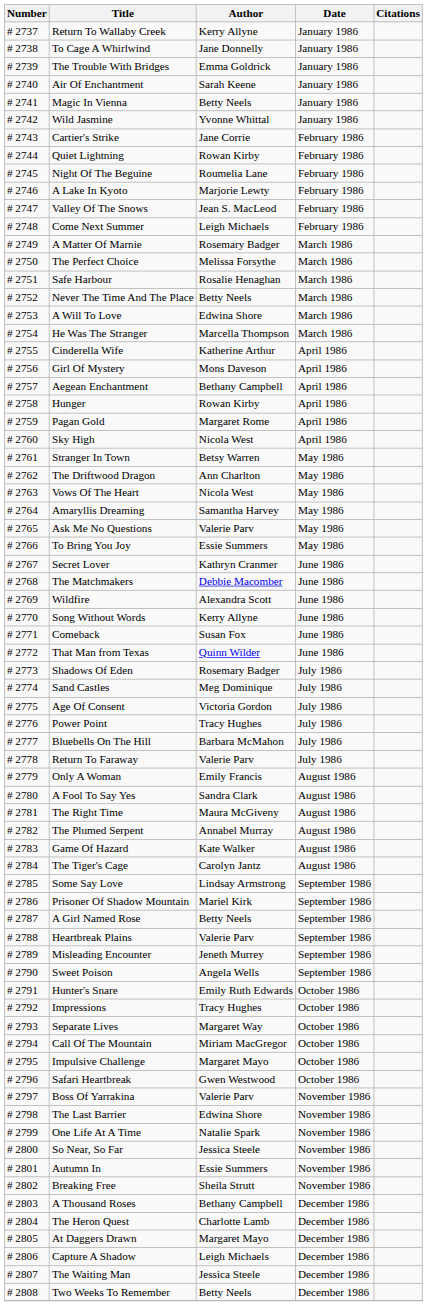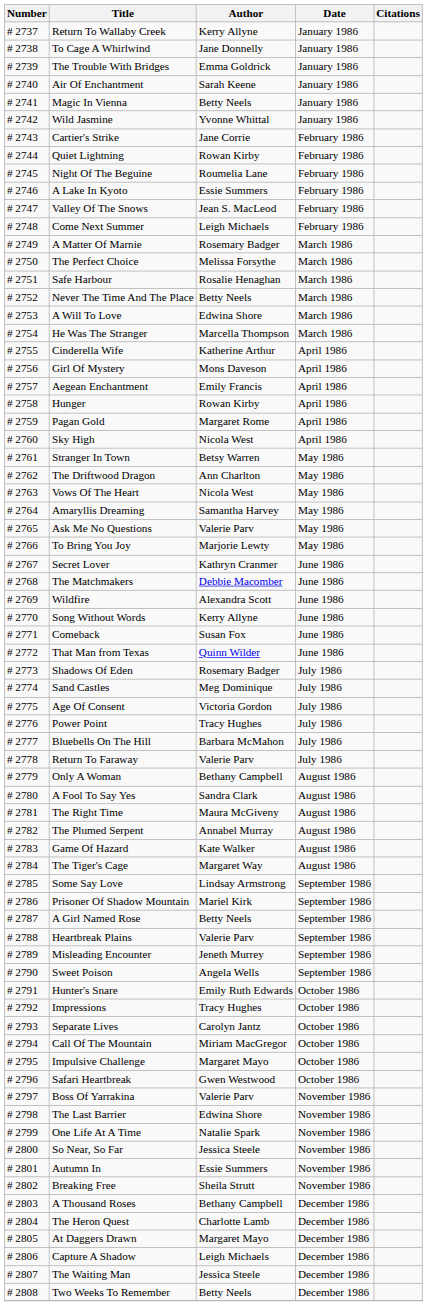(234, 191) Marjorie Lewty -> (233, 191) Essie Summers
(241, 386) Bethany Campbell -> (230, 386) Emily Francis
(233, 546) Essie Summers -> (234, 546) Marjorie Lewty
(230, 777) Emily Francis -> (241, 777) Bethany Campbell
(230, 865) Carolyn Jantz -> (231, 865) Margaret Way
(231, 1025) Margaret Way -> (230, 1025) Carolyn Jantz
